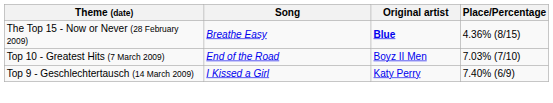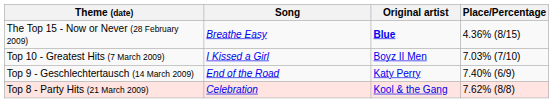(243, 56) End of the Road -> (238, 56) I Kissed a Girl
(238, 73) I Kissed a Girl -> (243, 73) End of the Road
+ row: (78, 89)
